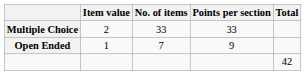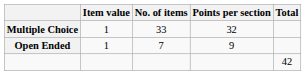(106, 29) 2 -> (106, 29) 1
(232, 29) 33 -> (232, 29) 32
